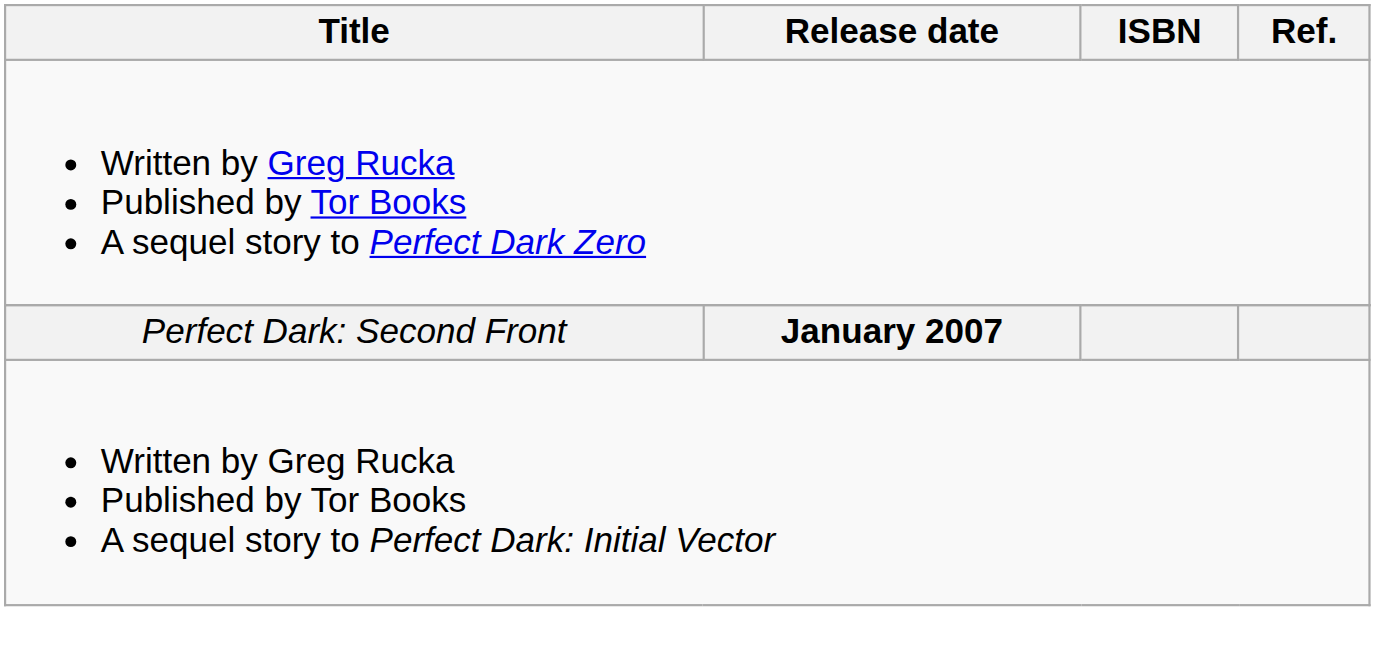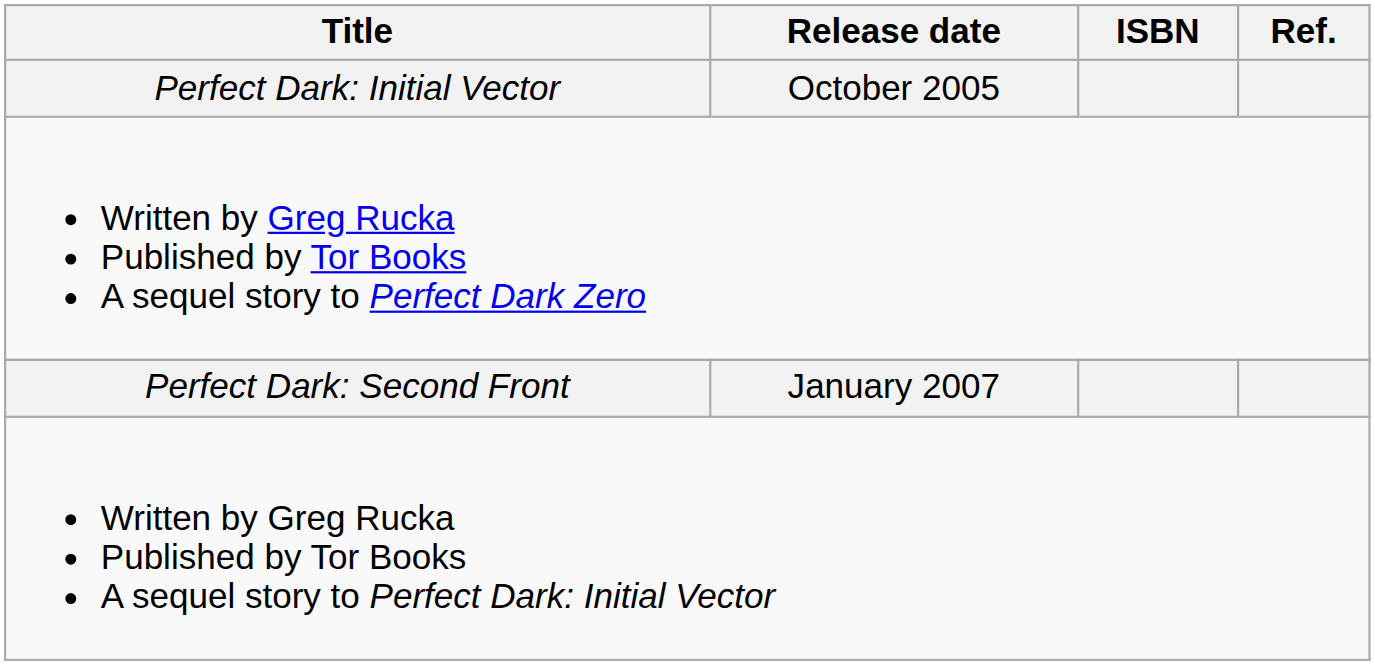+ row: (357, 87)
(892, 331) bold -> (894, 387) normal
